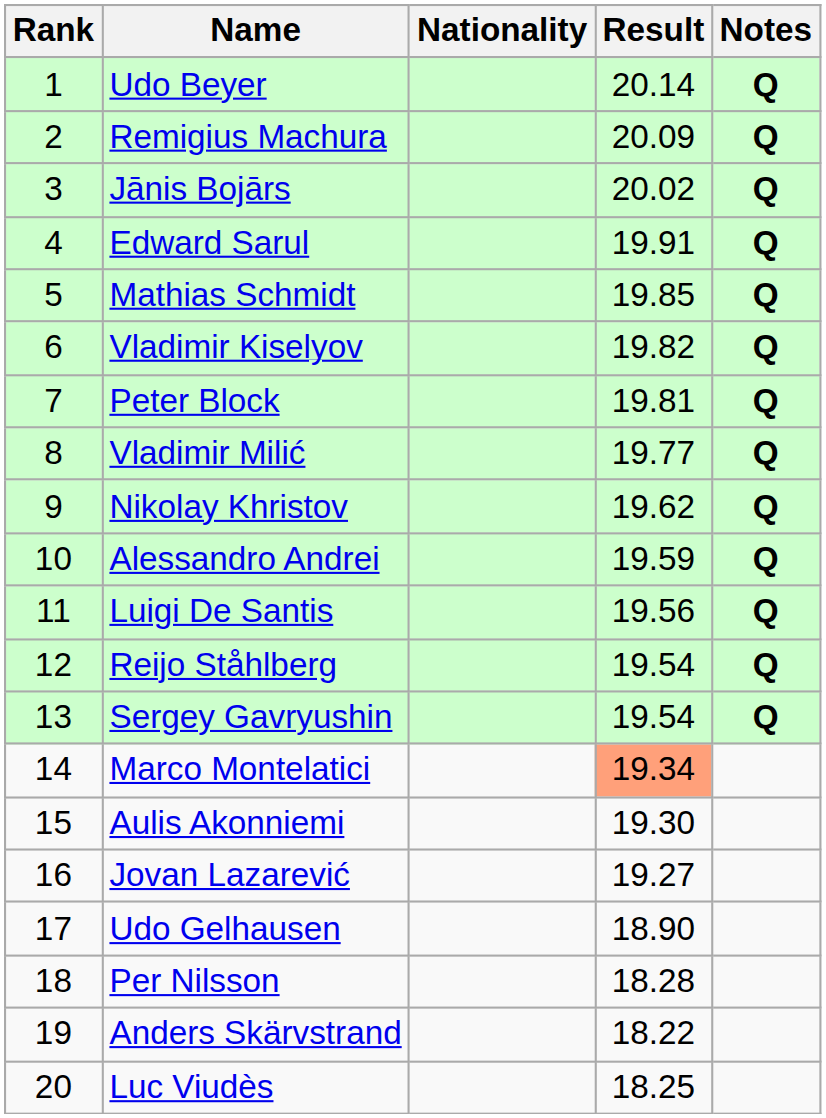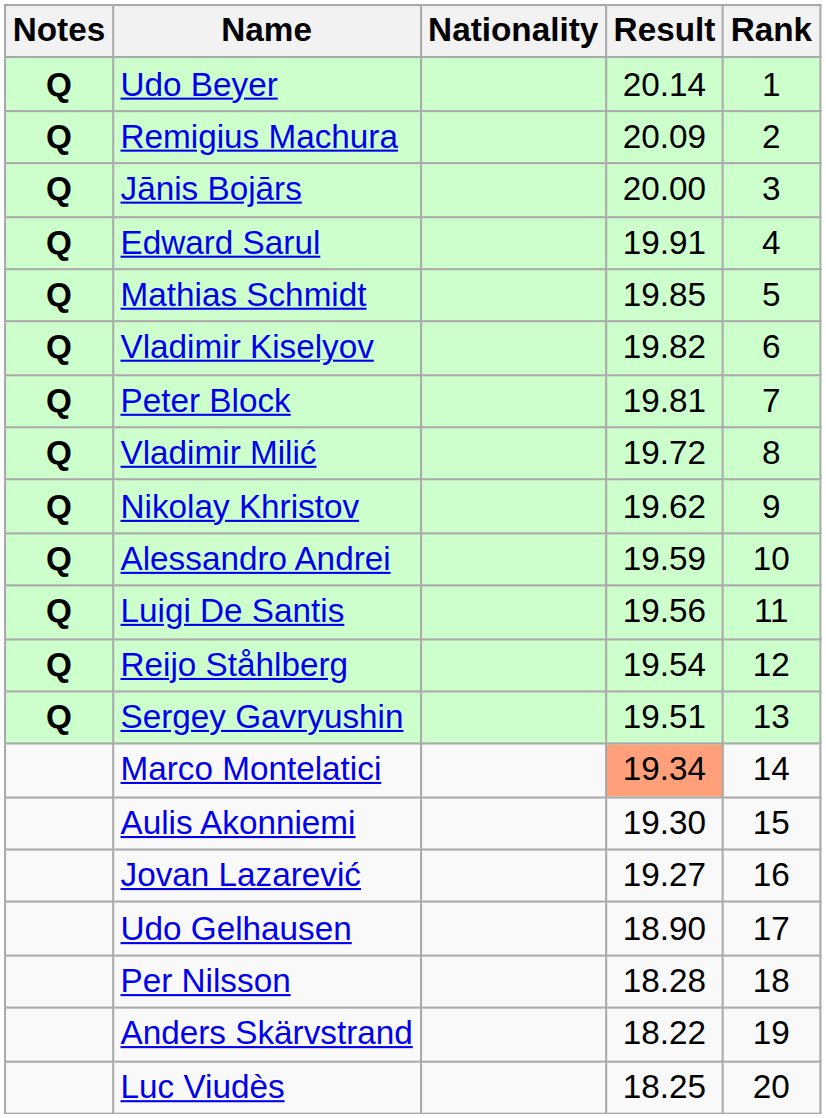columns swapped: (53, 30) <-> (766, 30)
(653, 189) 20.02 -> (664, 189) 20.00
(653, 453) 19.77 -> (664, 453) 19.72
(653, 717) 19.54 -> (664, 717) 19.51
